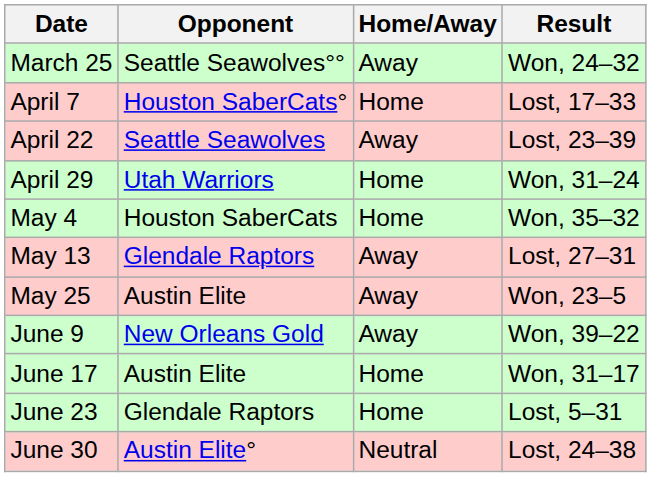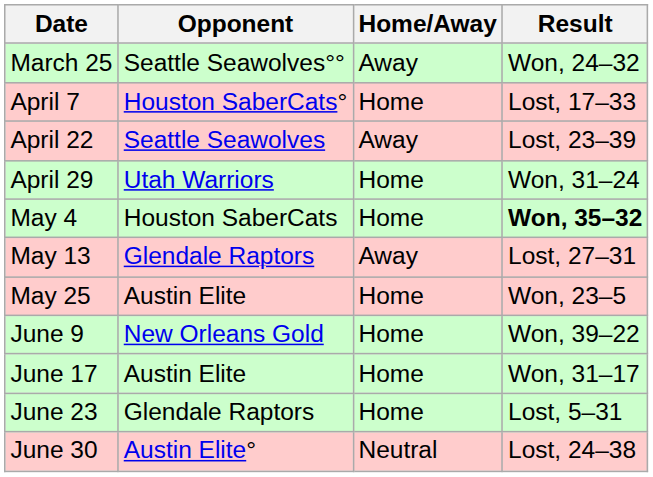(574, 218) normal -> (575, 218) bold
(388, 295) Away -> (391, 295) Home
(388, 334) Away -> (391, 334) Home
